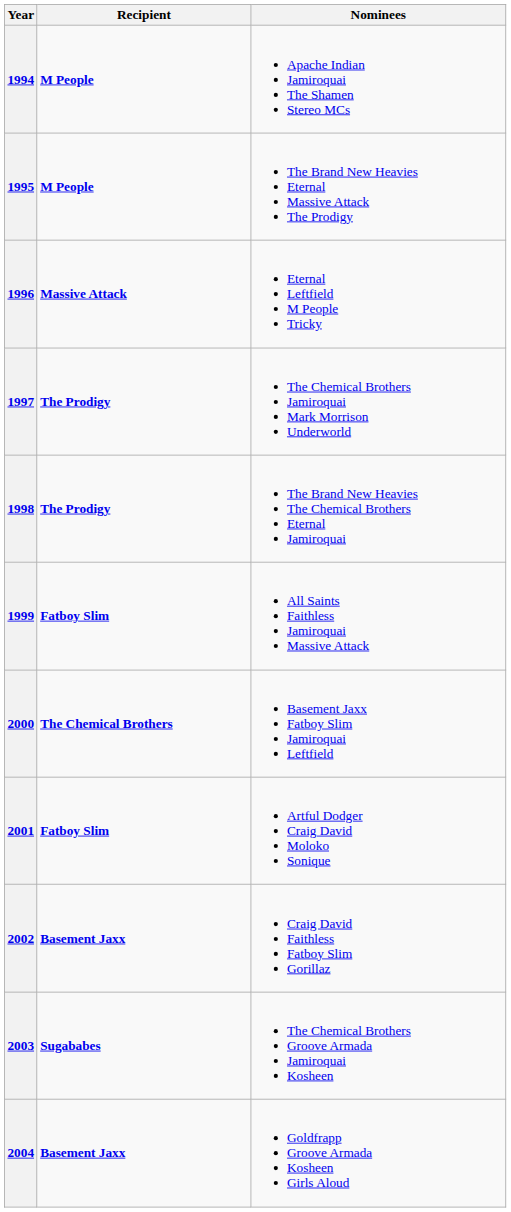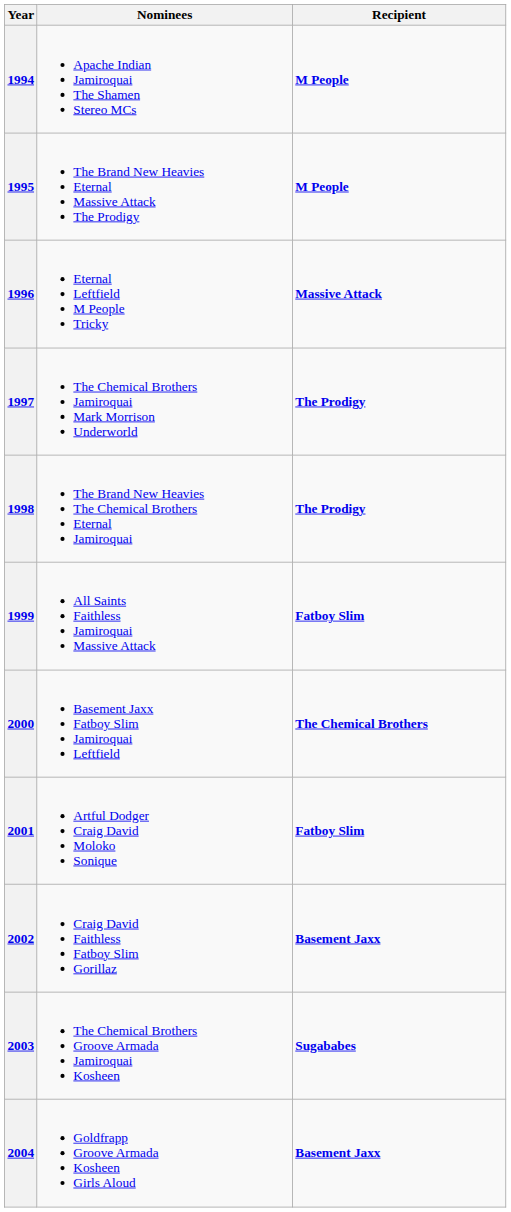columns swapped: (144, 15) <-> (378, 15)
